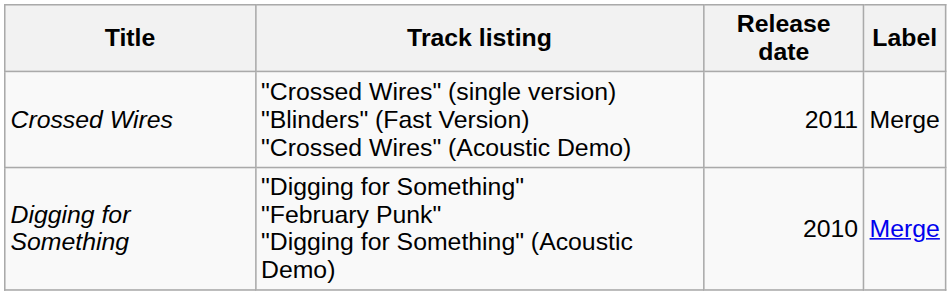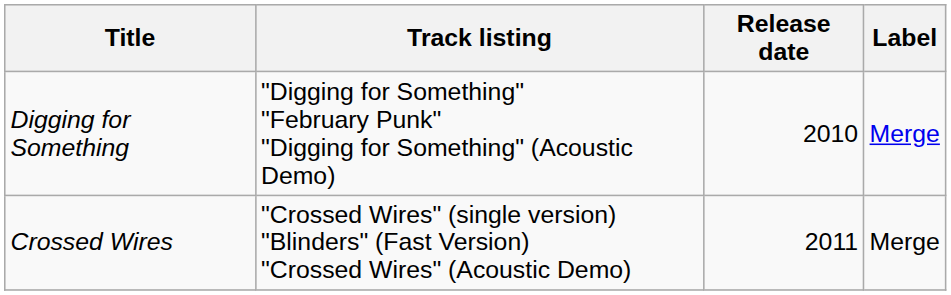rows swapped: (70, 228) <-> (92, 119)
